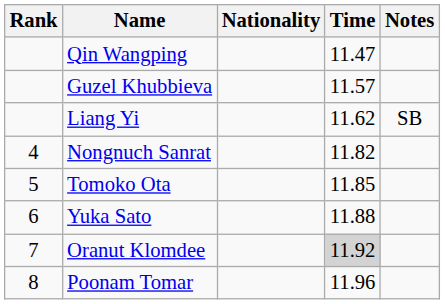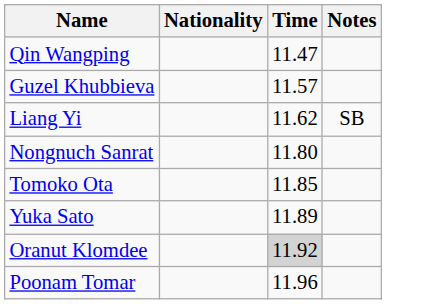- column: (33, 20)
(353, 151) 11.82 -> (295, 151) 11.80
(353, 217) 11.88 -> (295, 217) 11.89
